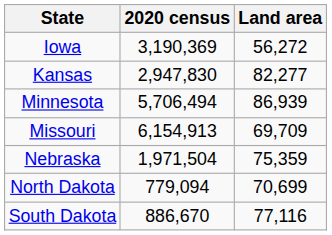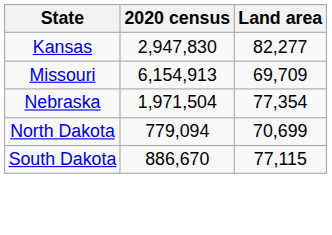- row: (62, 46)
- row: (62, 103)
(280, 159) 75,359 -> (280, 103) 77,354
(280, 215) 77,116 -> (280, 159) 77,115
